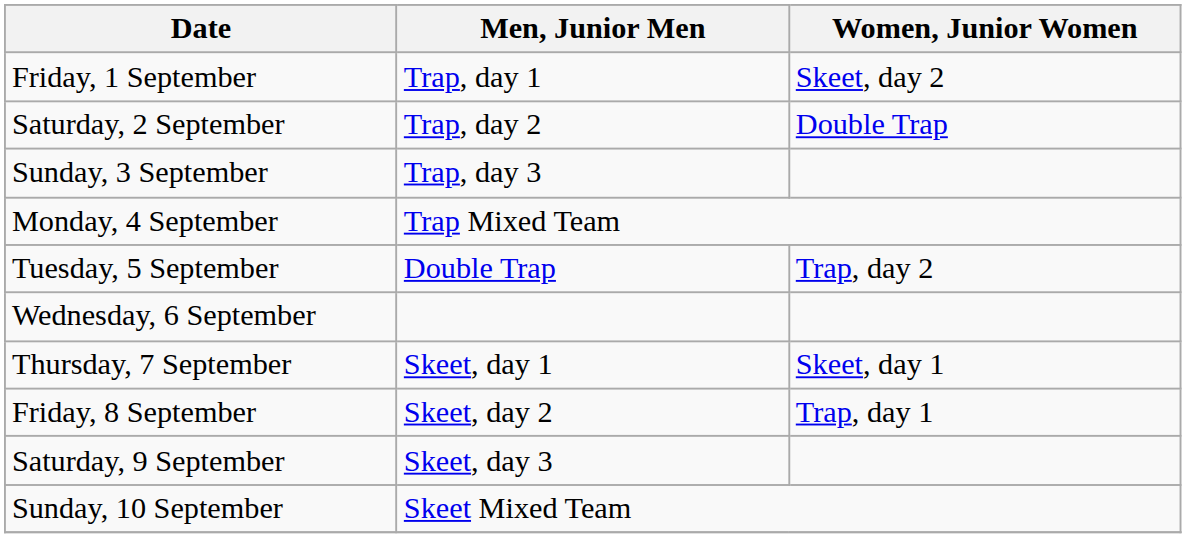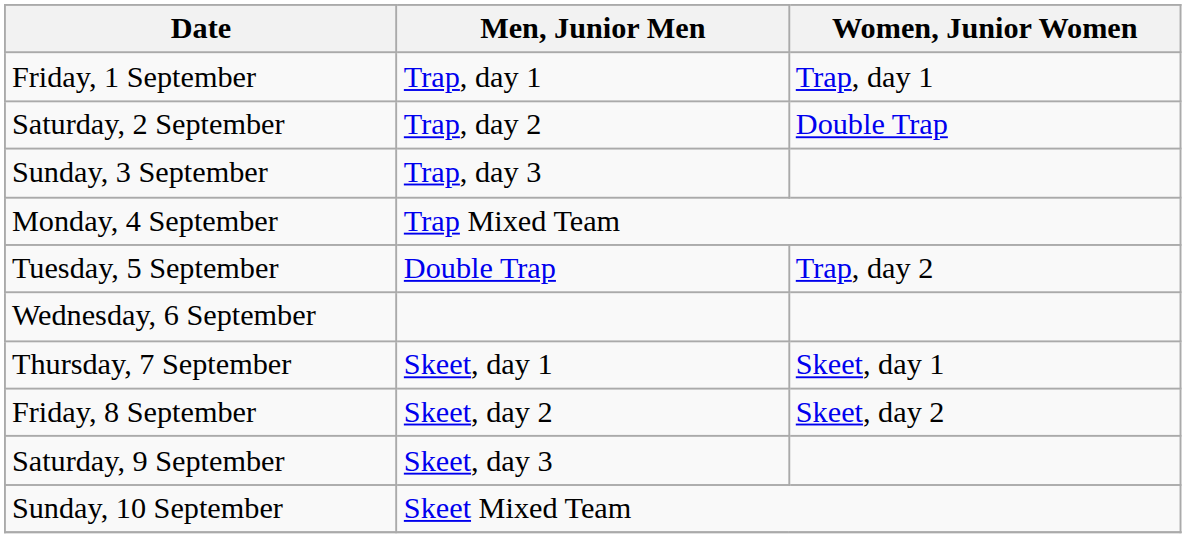(870, 76) Skeet, day 2 -> (865, 76) Trap, day 1
(865, 412) Trap, day 1 -> (870, 412) Skeet, day 2
